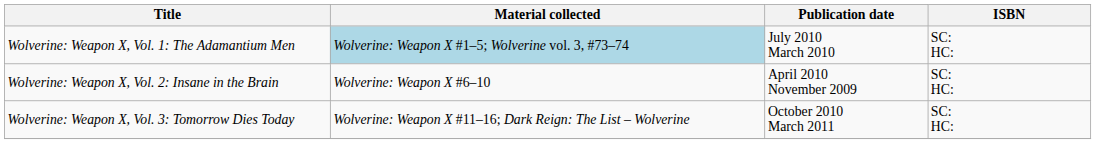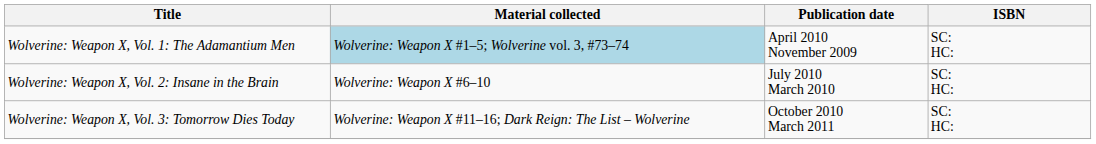(801, 44) July 2010 March 2010 -> (812, 44) April 2010 November 2009
(812, 82) April 2010 November 2009 -> (801, 82) July 2010 March 2010
